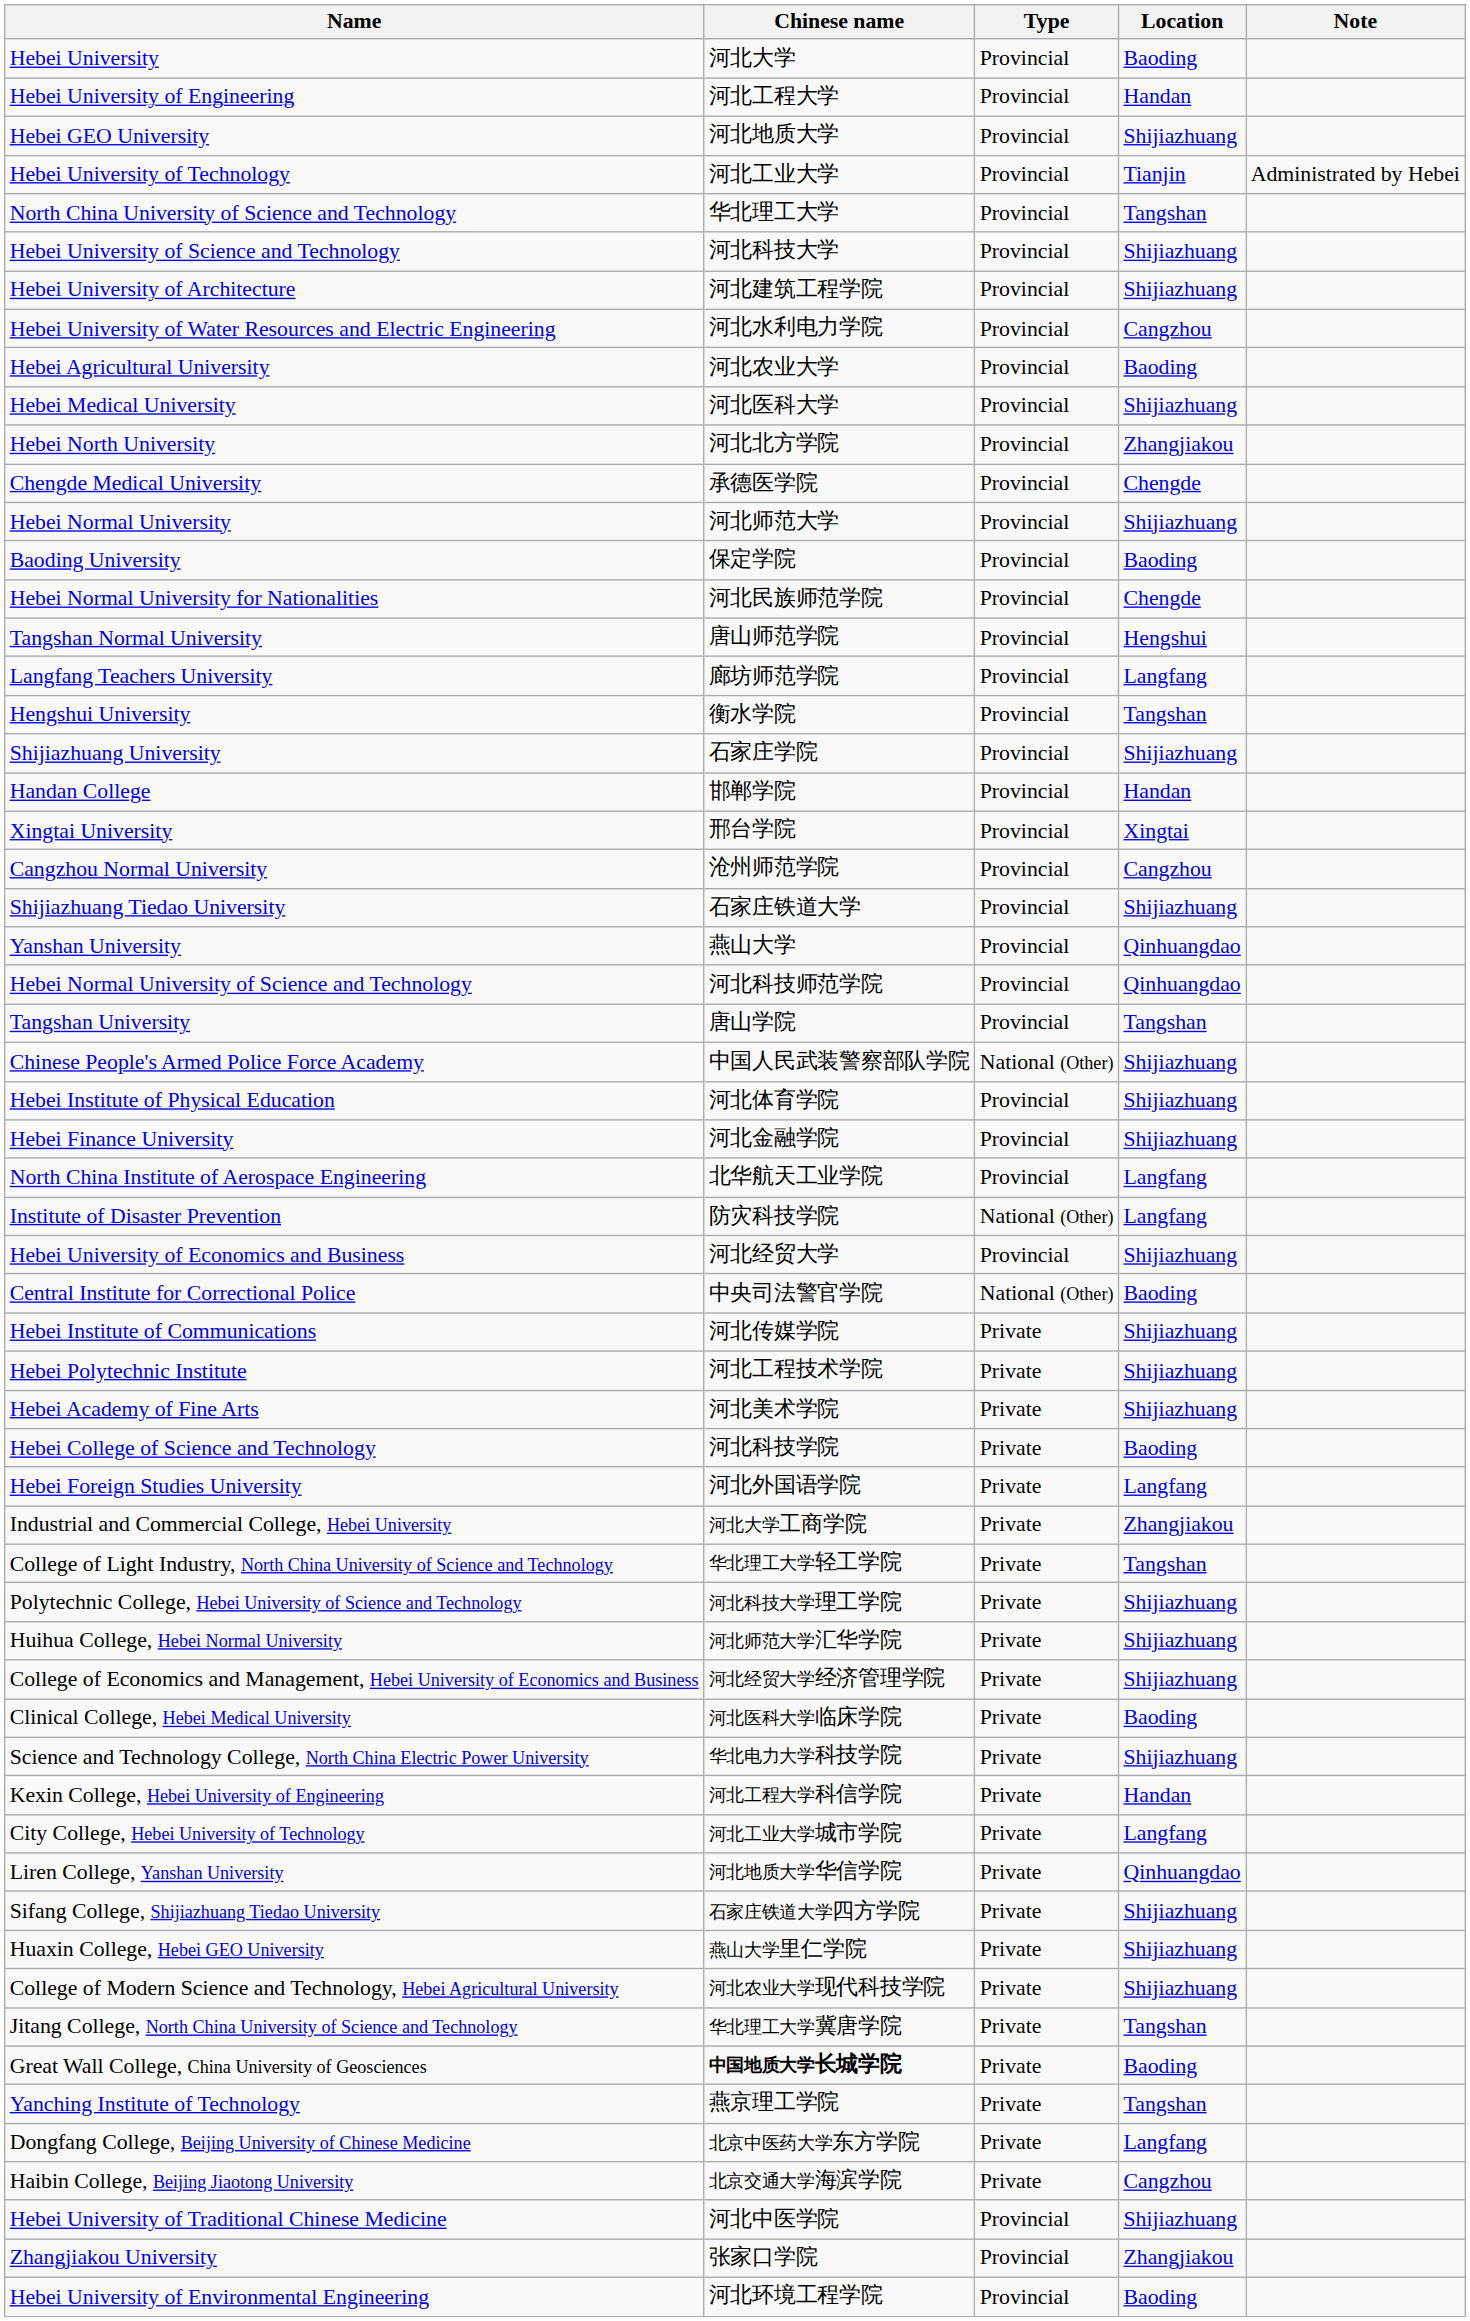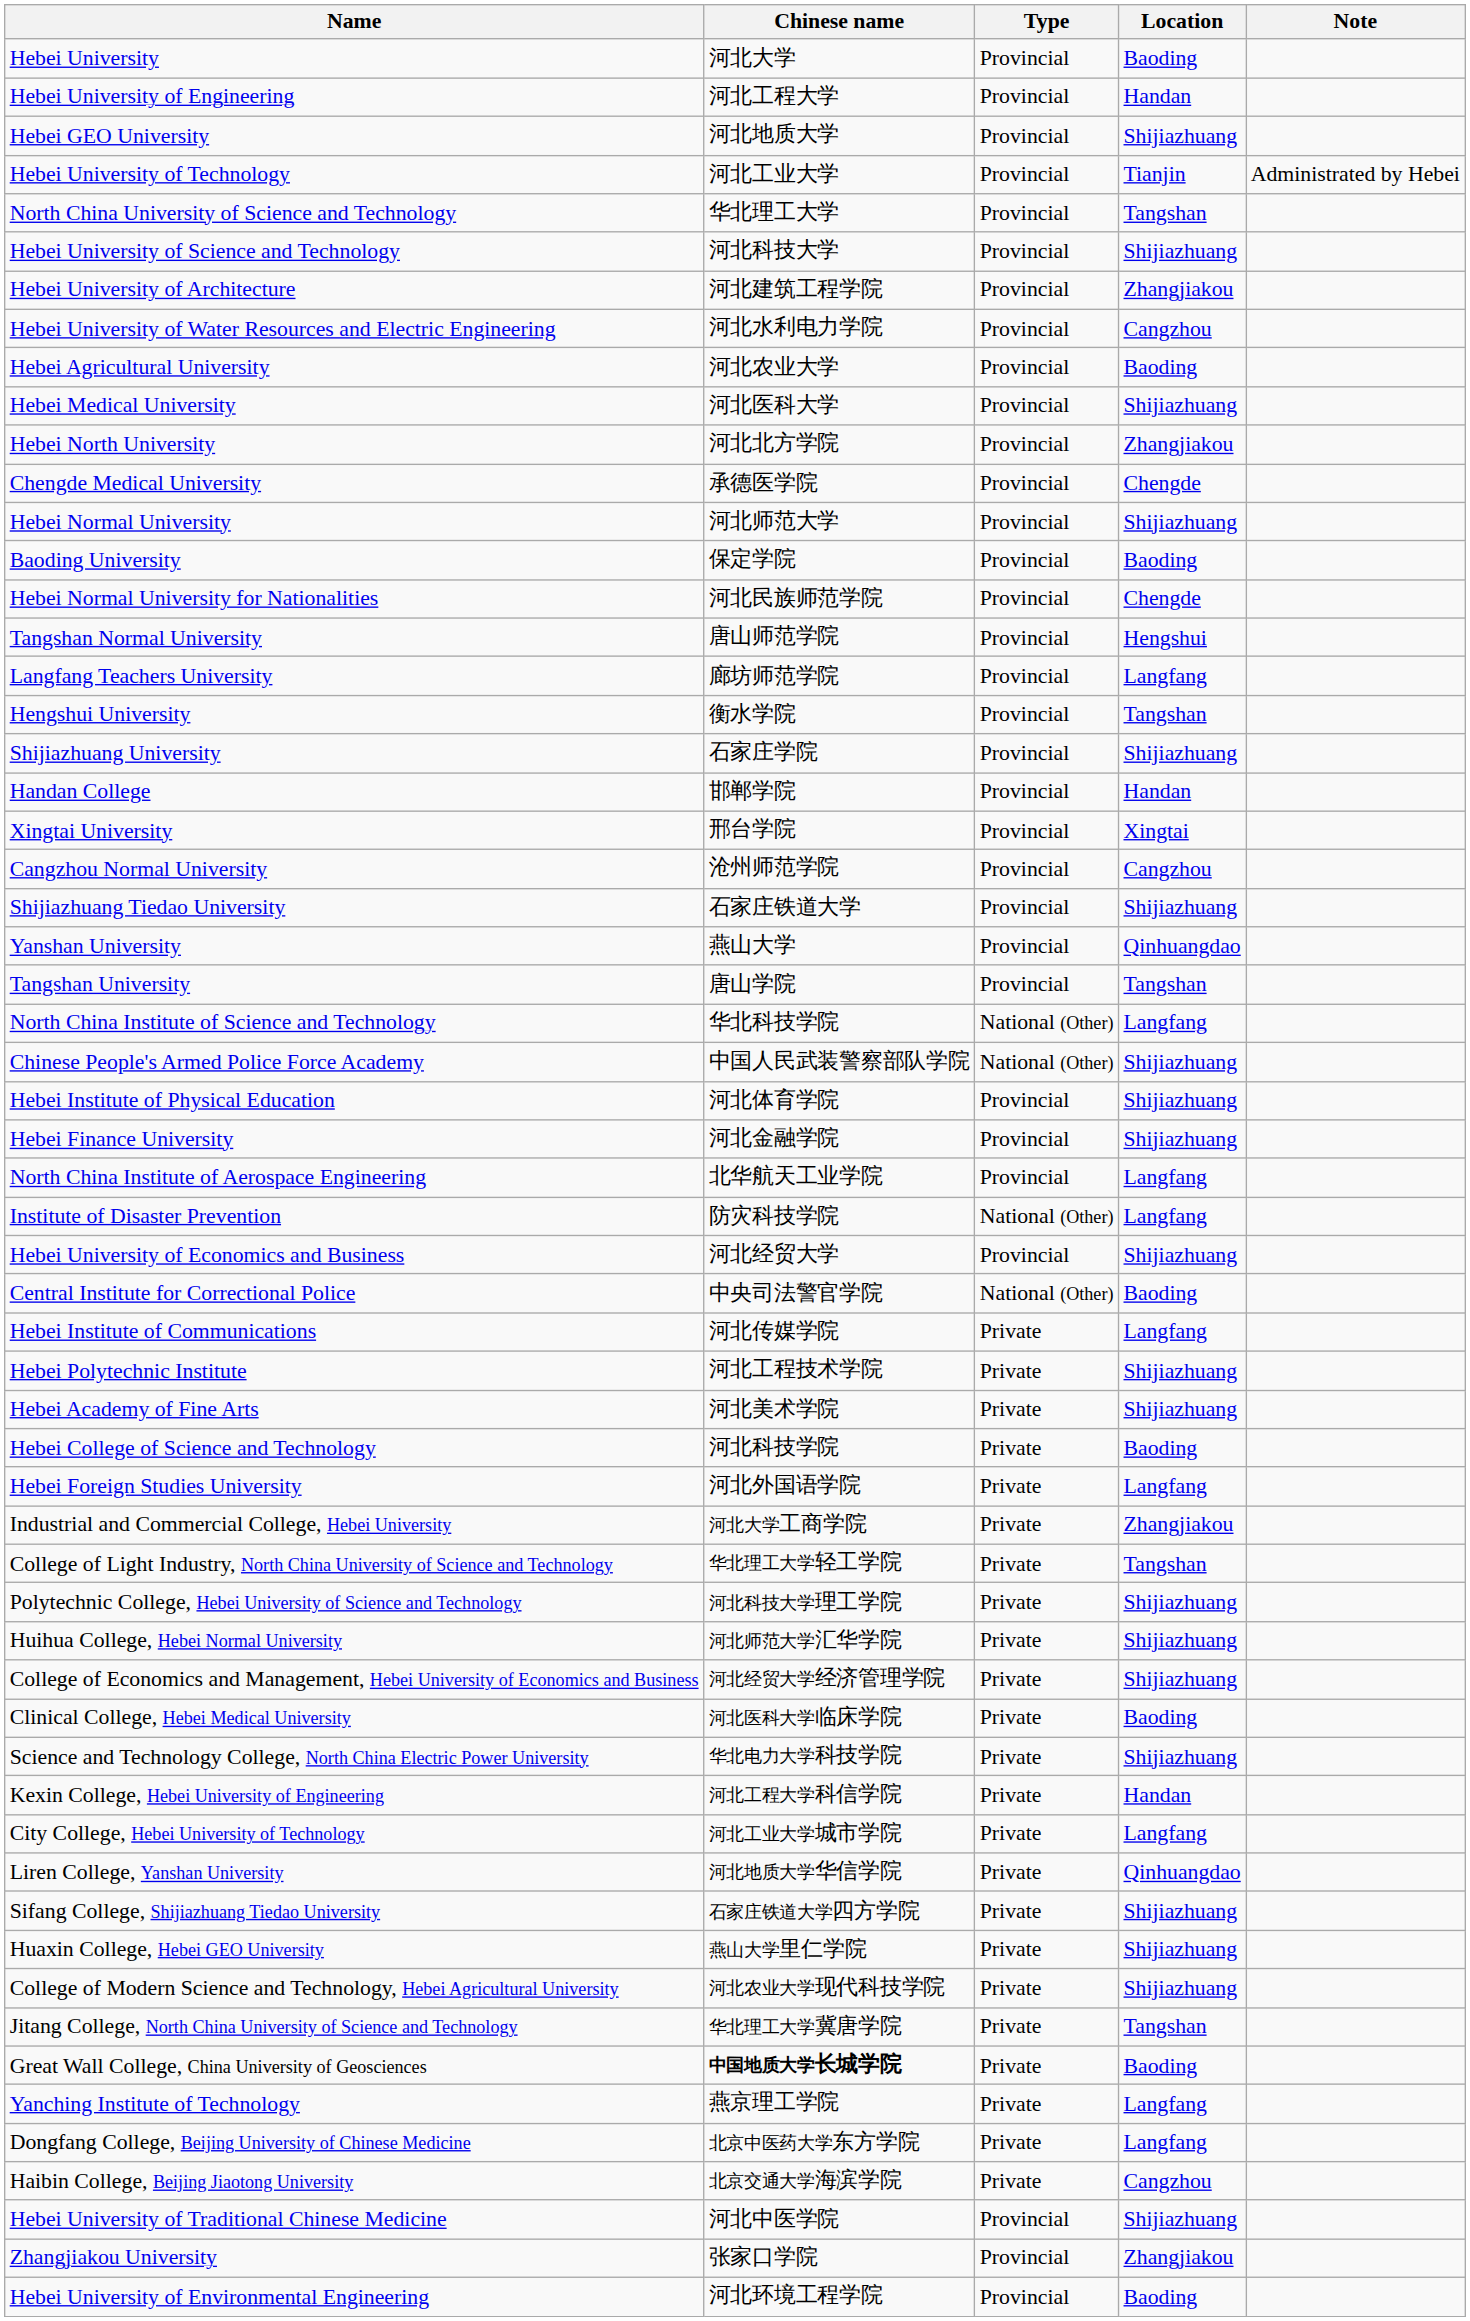(1180, 289) Shijiazhuang -> (1179, 289) Zhangjiakou
- row: (241, 984)
+ row: (223, 1023)
(1180, 1331) Shijiazhuang -> (1165, 1331) Langfang
(1165, 2103) Tangshan -> (1165, 2103) Langfang
